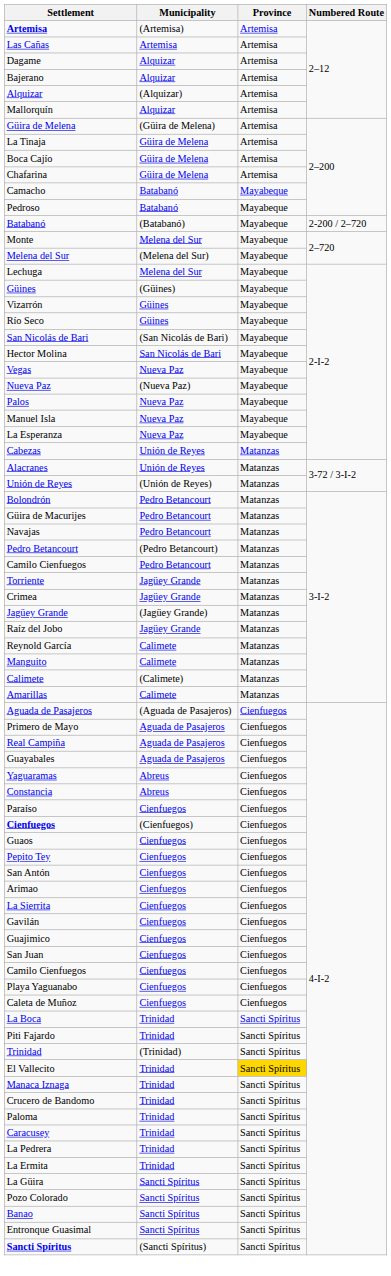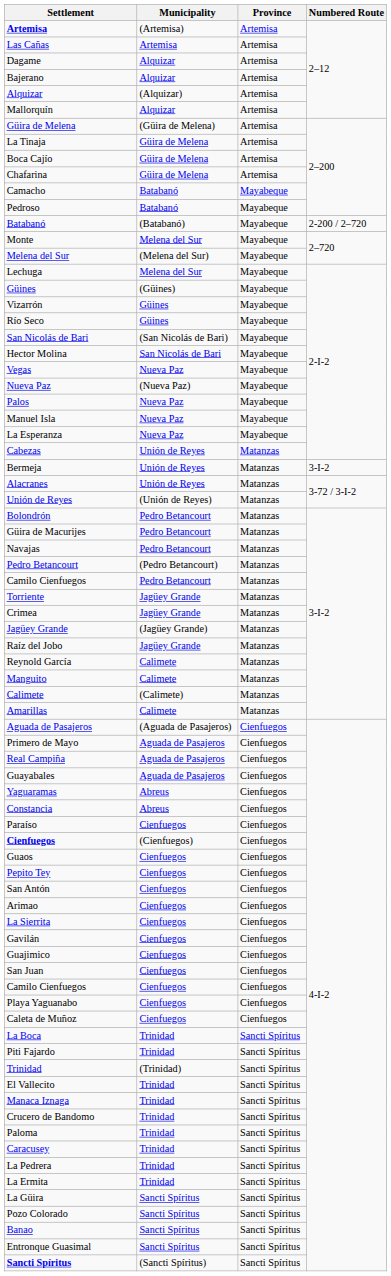+ row: (24, 467)
(270, 1068) gold background -> (270, 1084) no background
